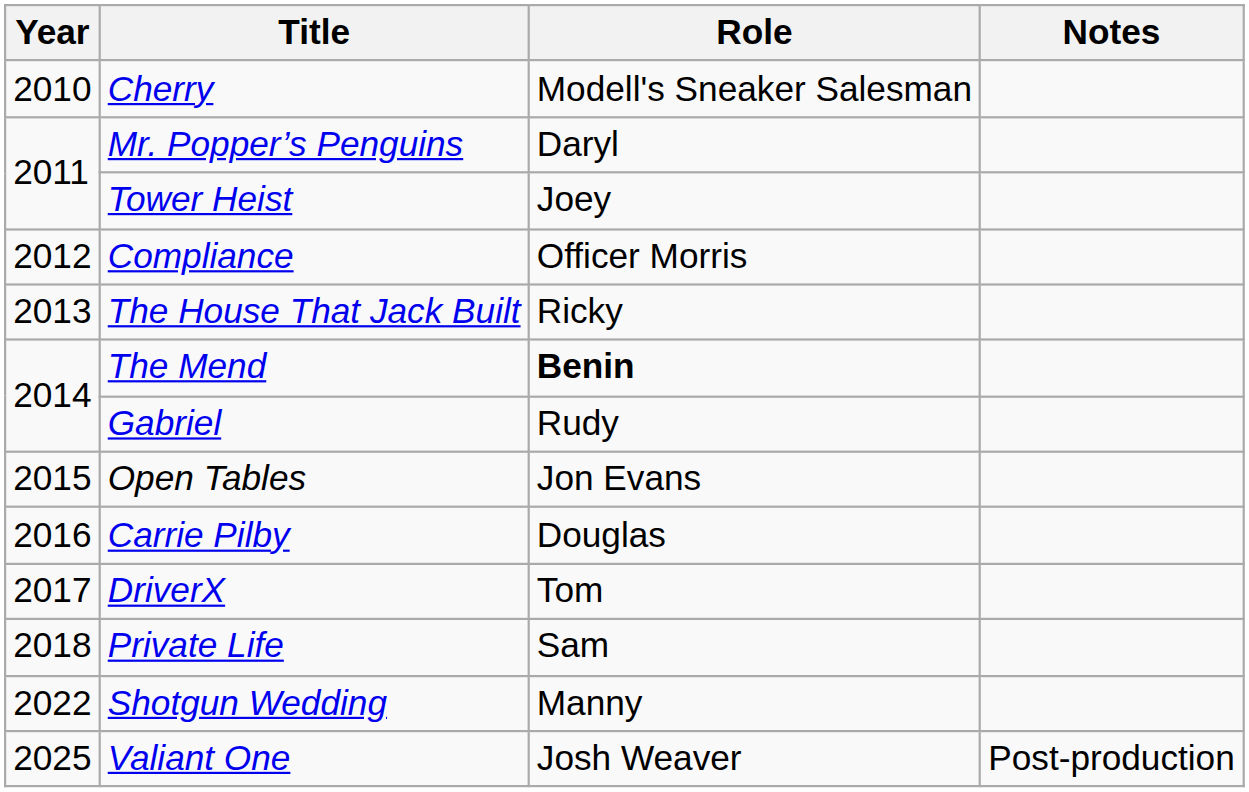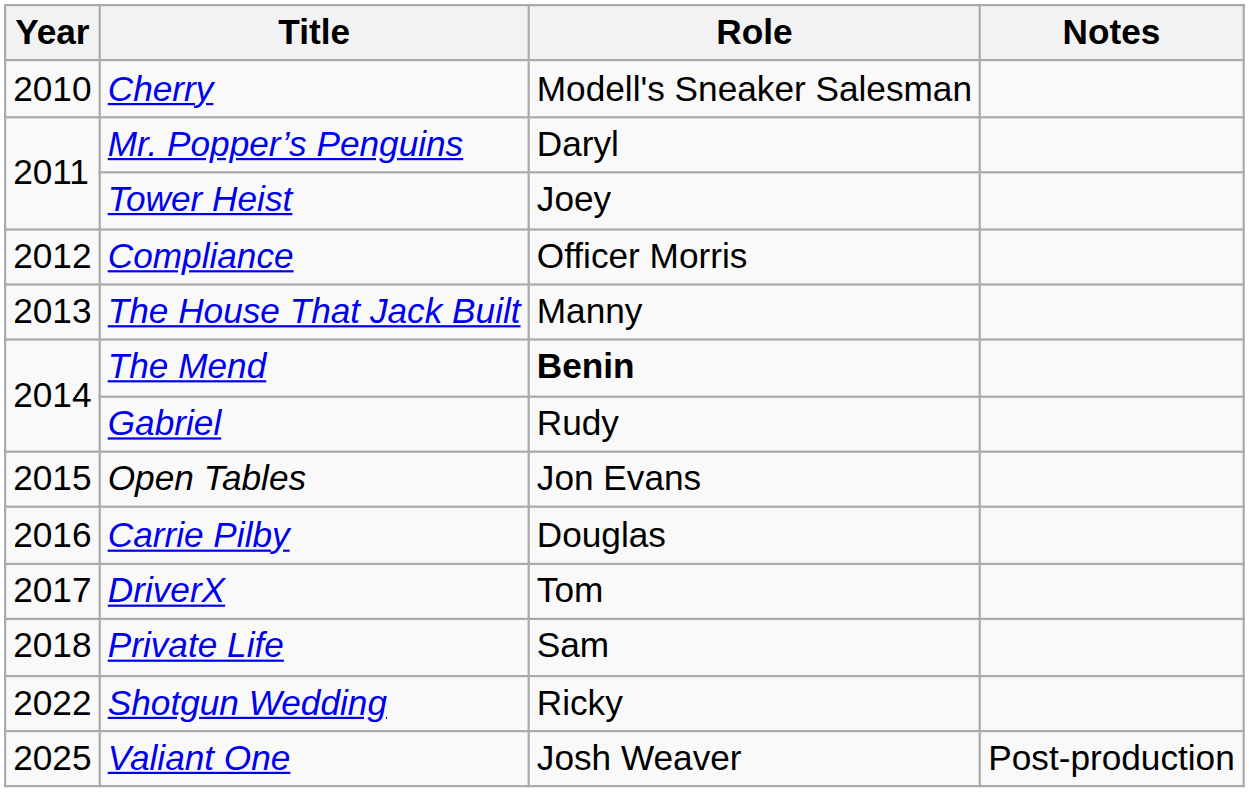(580, 311) Ricky -> (590, 311) Manny
(590, 702) Manny -> (580, 702) Ricky
